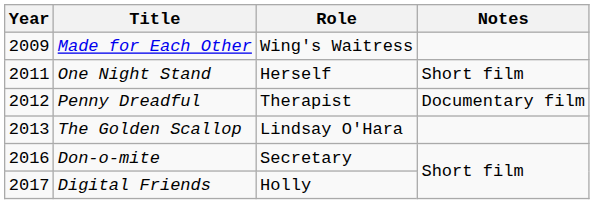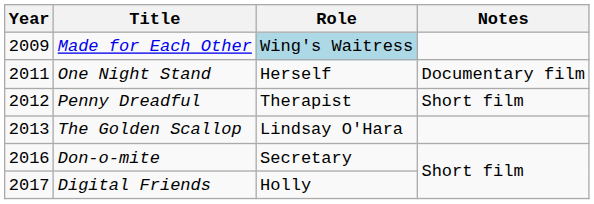(337, 46) no background -> (337, 46) lightblue background
(473, 74) Short film -> (503, 74) Documentary film
(503, 102) Documentary film -> (473, 102) Short film
